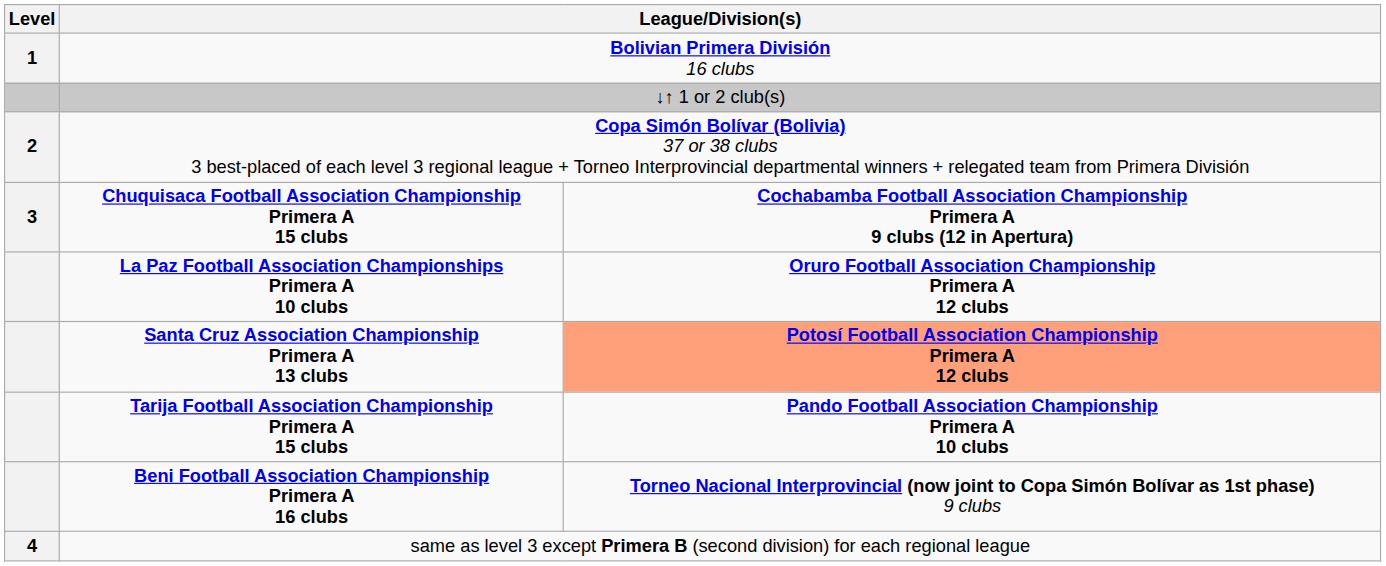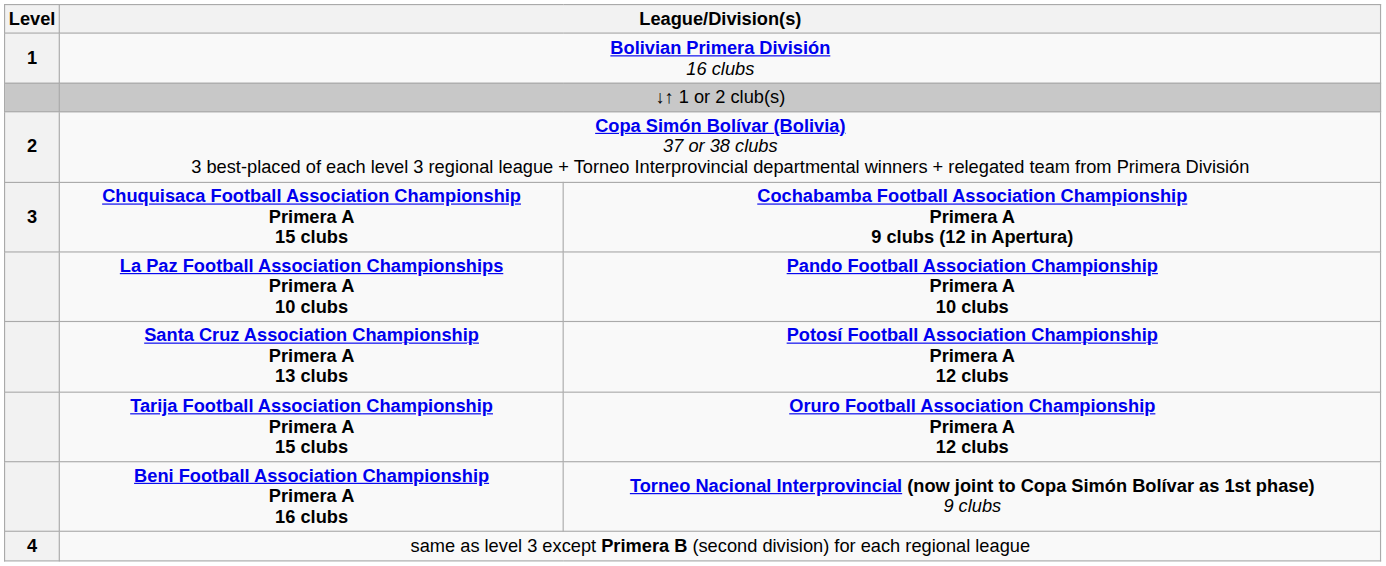(972, 286) Oruro Football Association Championship Primera A 12 clubs -> (972, 286) Pando Football Association Championship Primera A 10 clubs
(972, 356) lightsalmon background -> (972, 356) no background
(972, 426) Pando Football Association Championship Primera A 10 clubs -> (972, 426) Oruro Football Association Championship Primera A 12 clubs
